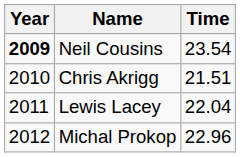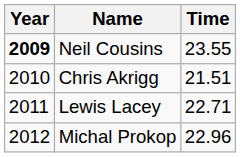(208, 48) 23.54 -> (208, 48) 23.55
(208, 107) 22.04 -> (208, 107) 22.71
